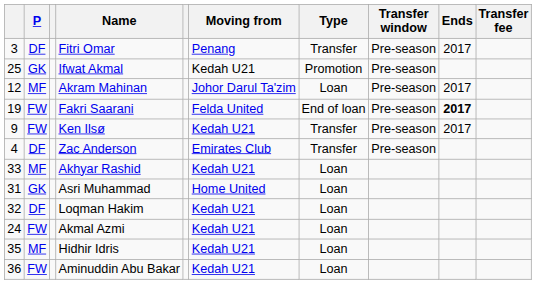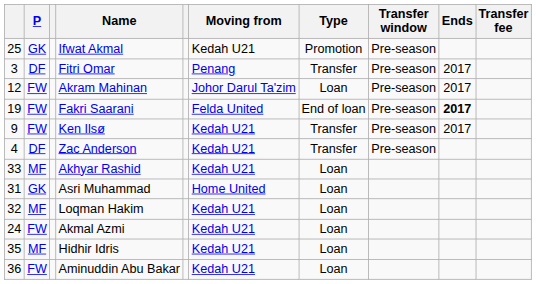rows swapped: (91, 68) <-> (87, 48)
(37, 88) MF -> (37, 88) FW
(231, 149) Emirates Club -> (223, 149) Kedah U21
(37, 209) DF -> (37, 209) MF
